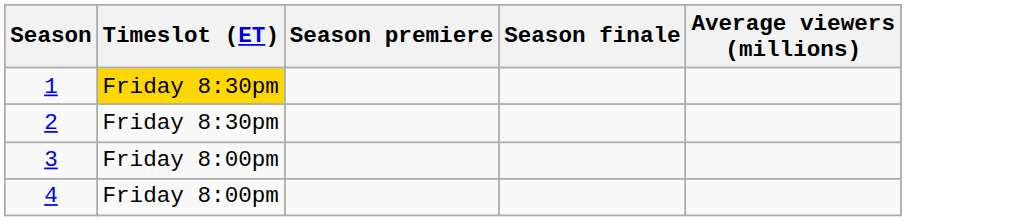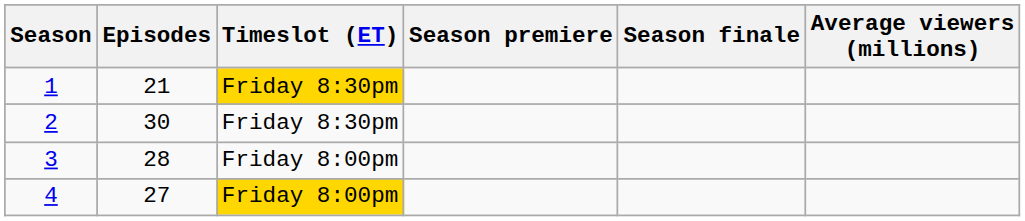+ column: (157, 36)
(191, 197) no background -> (310, 197) gold background
